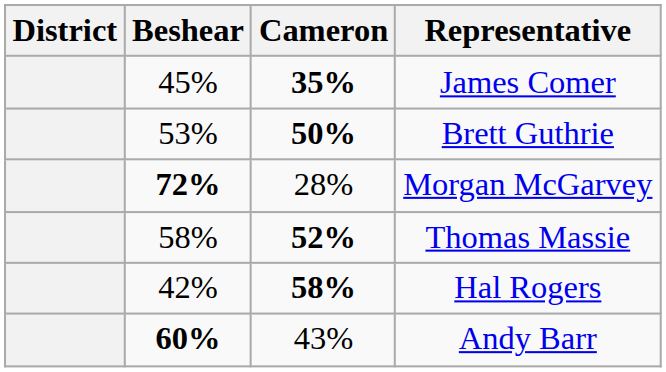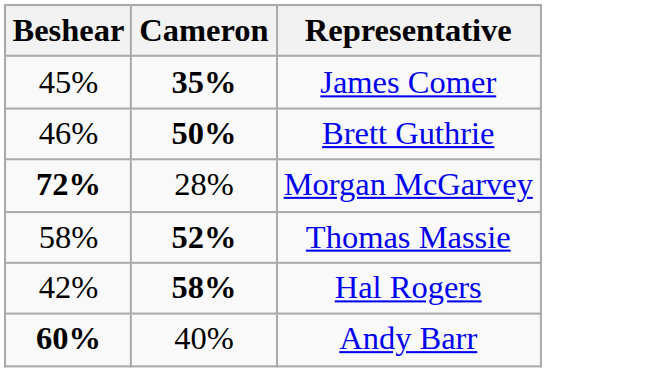- column: (65, 30)
(188, 133) 53% -> (68, 133) 46%
(324, 339) 43% -> (204, 339) 40%
